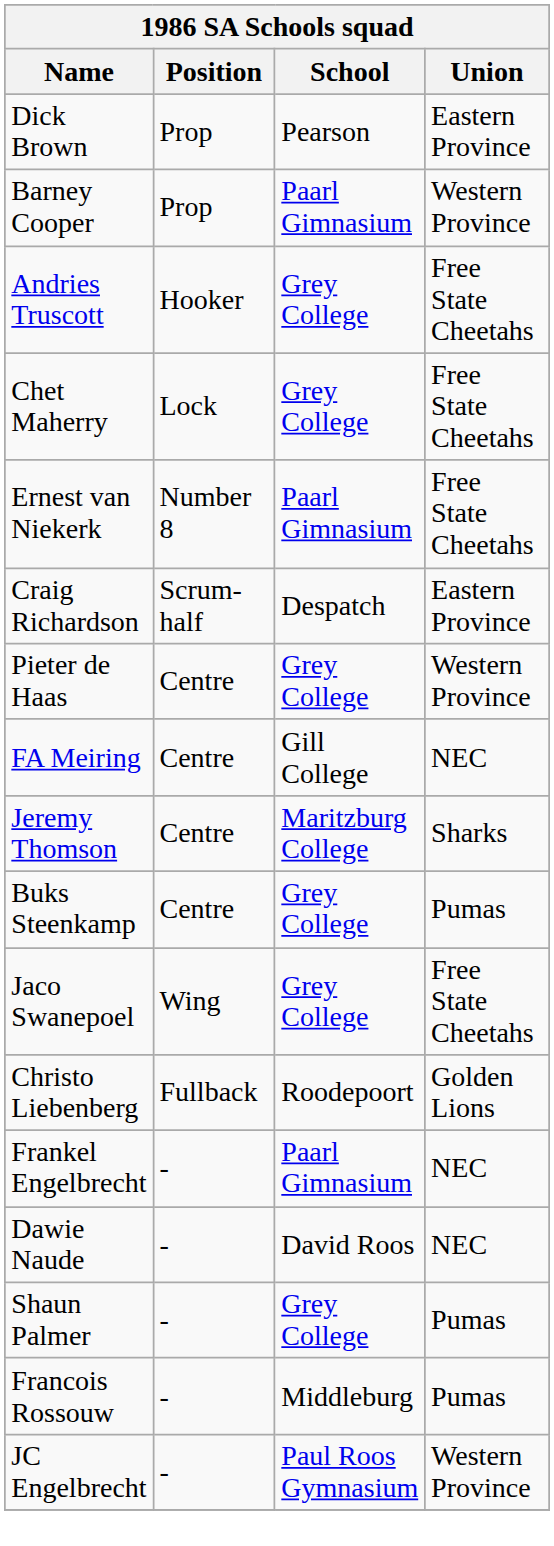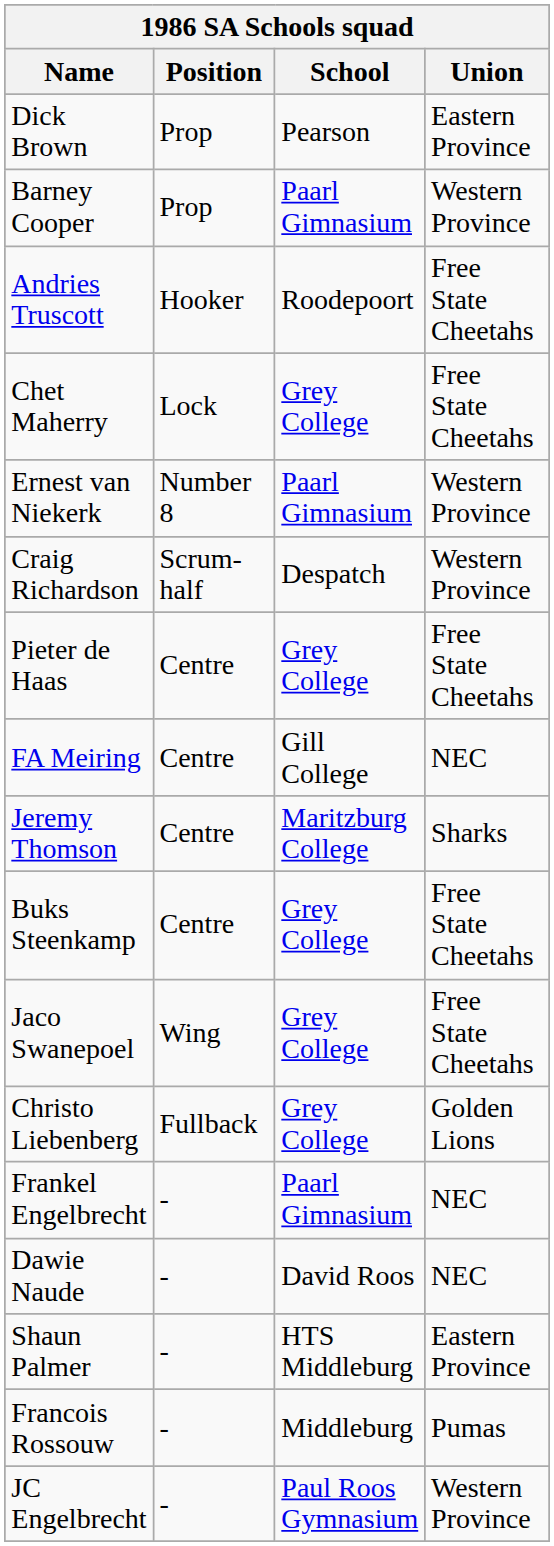(325, 298) Grey College -> (347, 298) Roodepoort
(482, 513) Free State Cheetahs -> (481, 497) Western Province
(481, 605) Eastern Province -> (481, 573) Western Province
(481, 681) Western Province -> (482, 665) Free State Cheetahs
(468, 908) Pumas -> (482, 924) Free State Cheetahs
(347, 1092) Roodepoort -> (325, 1123) Grey College
(325, 1319) Grey College -> (347, 1351) HTS Middleburg
(468, 1319) Pumas -> (481, 1351) Eastern Province
